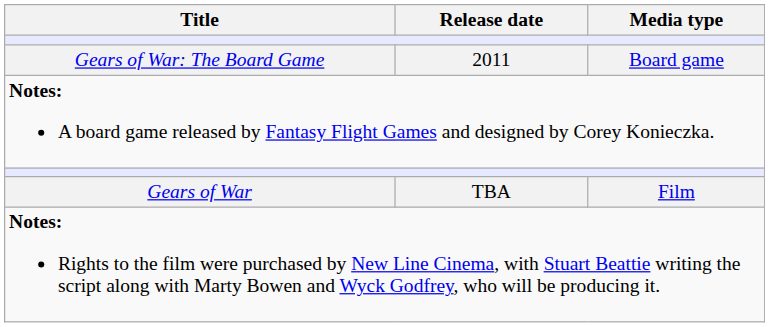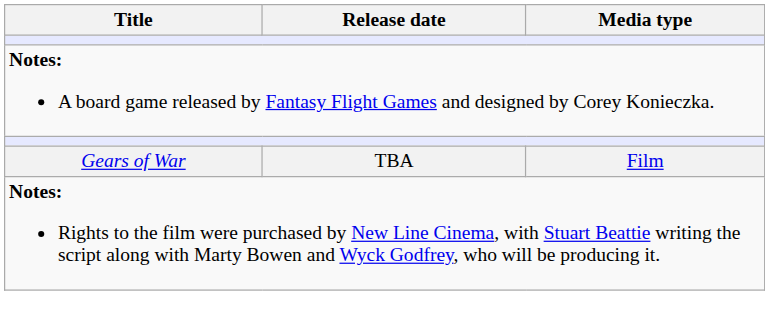- row: (200, 59)
